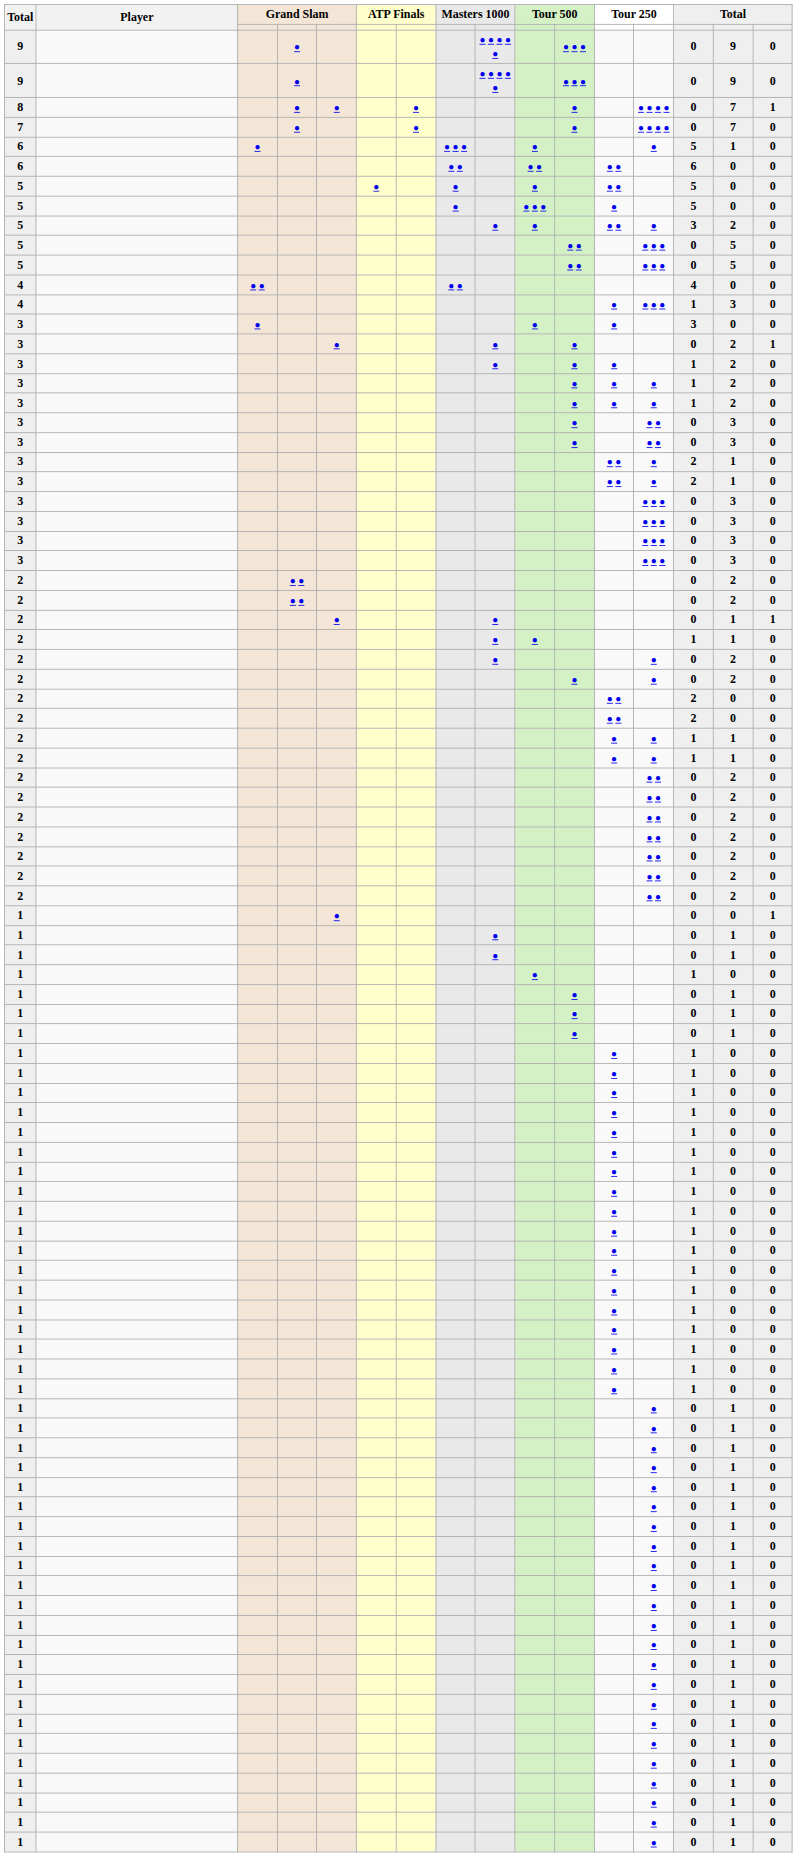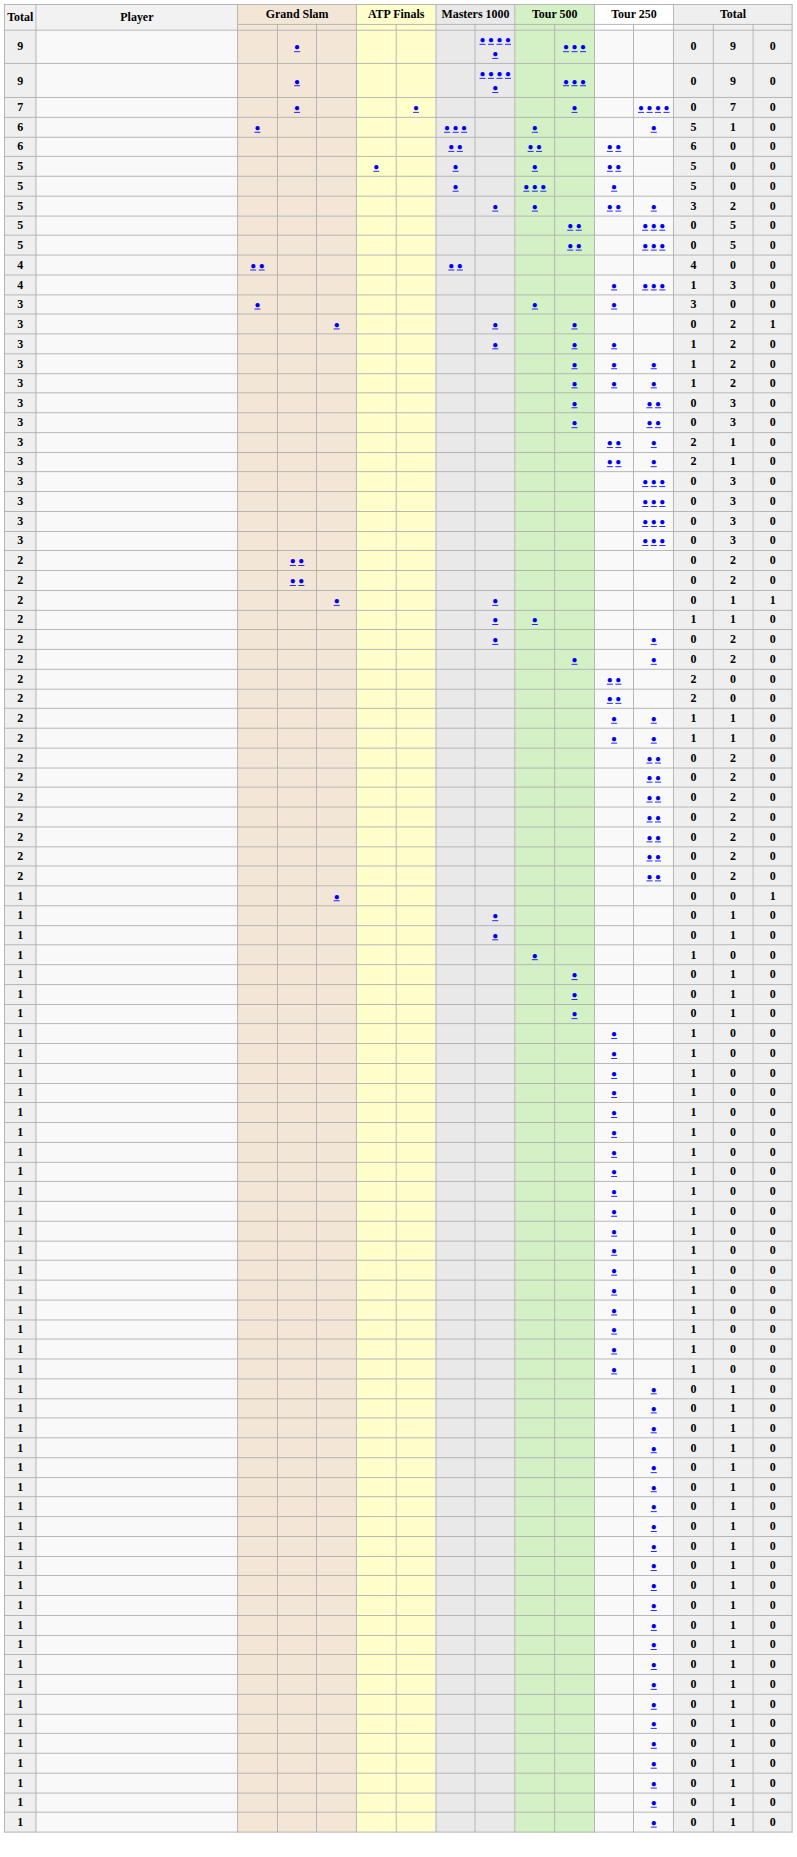- row: (20, 107)
